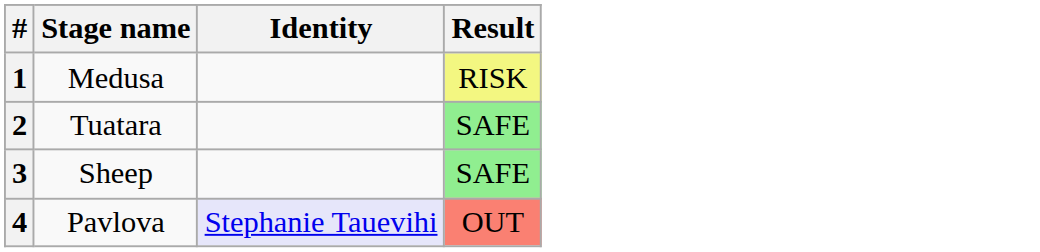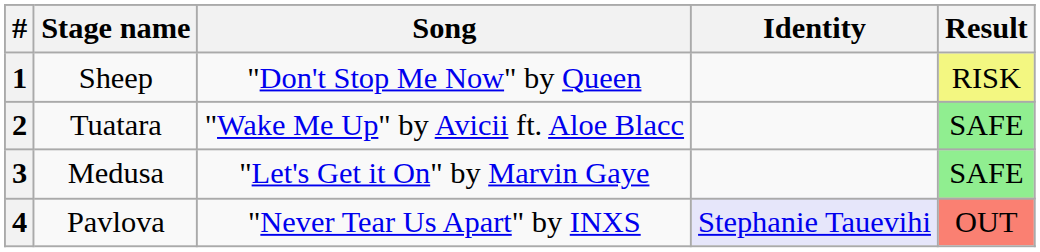+ column: (444, 28)
(116, 76) Medusa -> (116, 76) Sheep
(116, 173) Sheep -> (116, 173) Medusa
